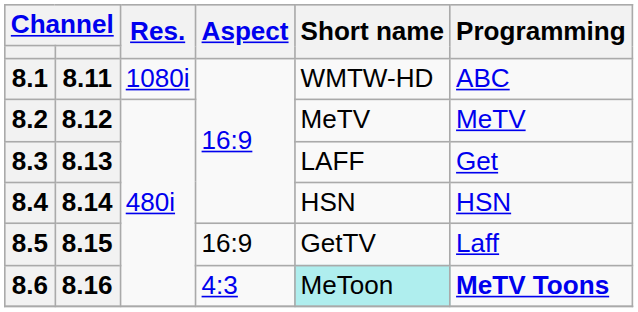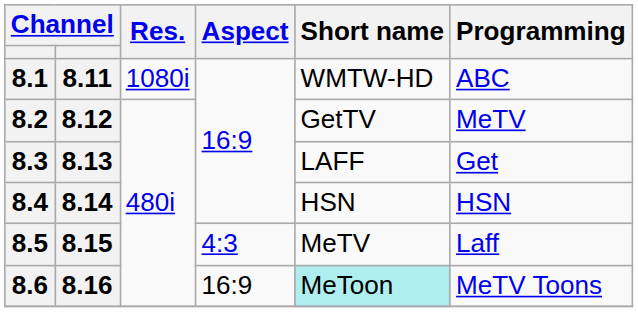(335, 119) MeTV -> (338, 119) GetTV
(227, 244) 16:9 -> (220, 244) 4:3
(338, 244) GetTV -> (335, 244) MeTV
(220, 285) 4:3 -> (227, 285) 16:9
(533, 285) bold -> (529, 285) normal
